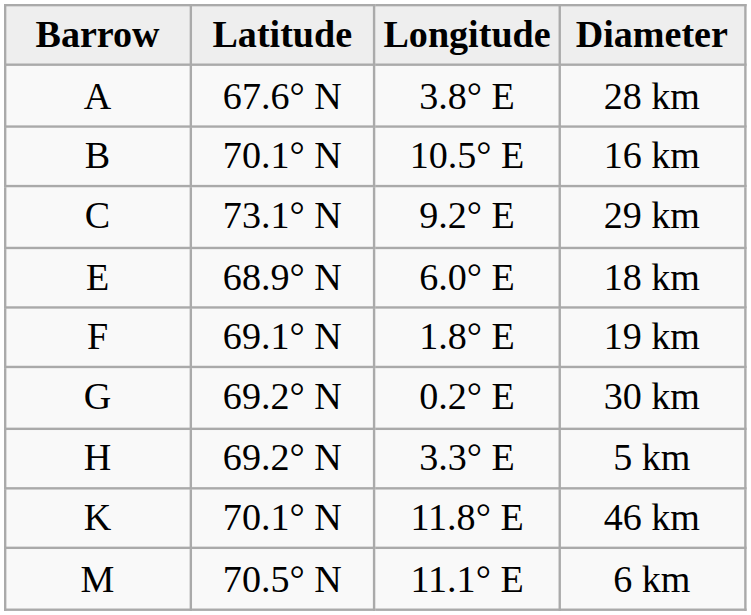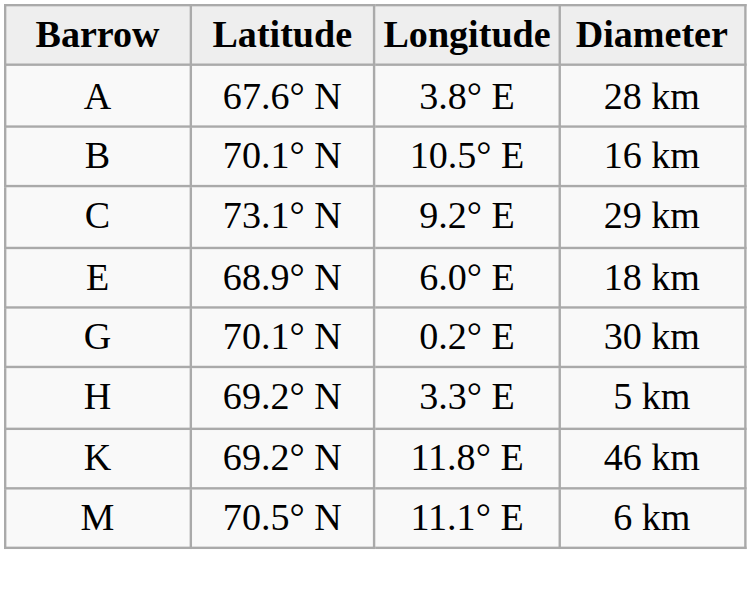- row: (652, 336)
(282, 397) 69.2° N -> (282, 336) 70.1° N
(282, 517) 70.1° N -> (282, 457) 69.2° N
